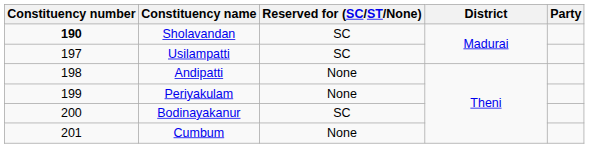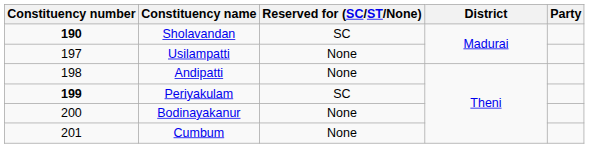(342, 53) SC -> (342, 53) None
(71, 93) normal -> (71, 93) bold
(342, 93) None -> (342, 93) SC
(342, 113) SC -> (342, 113) None
